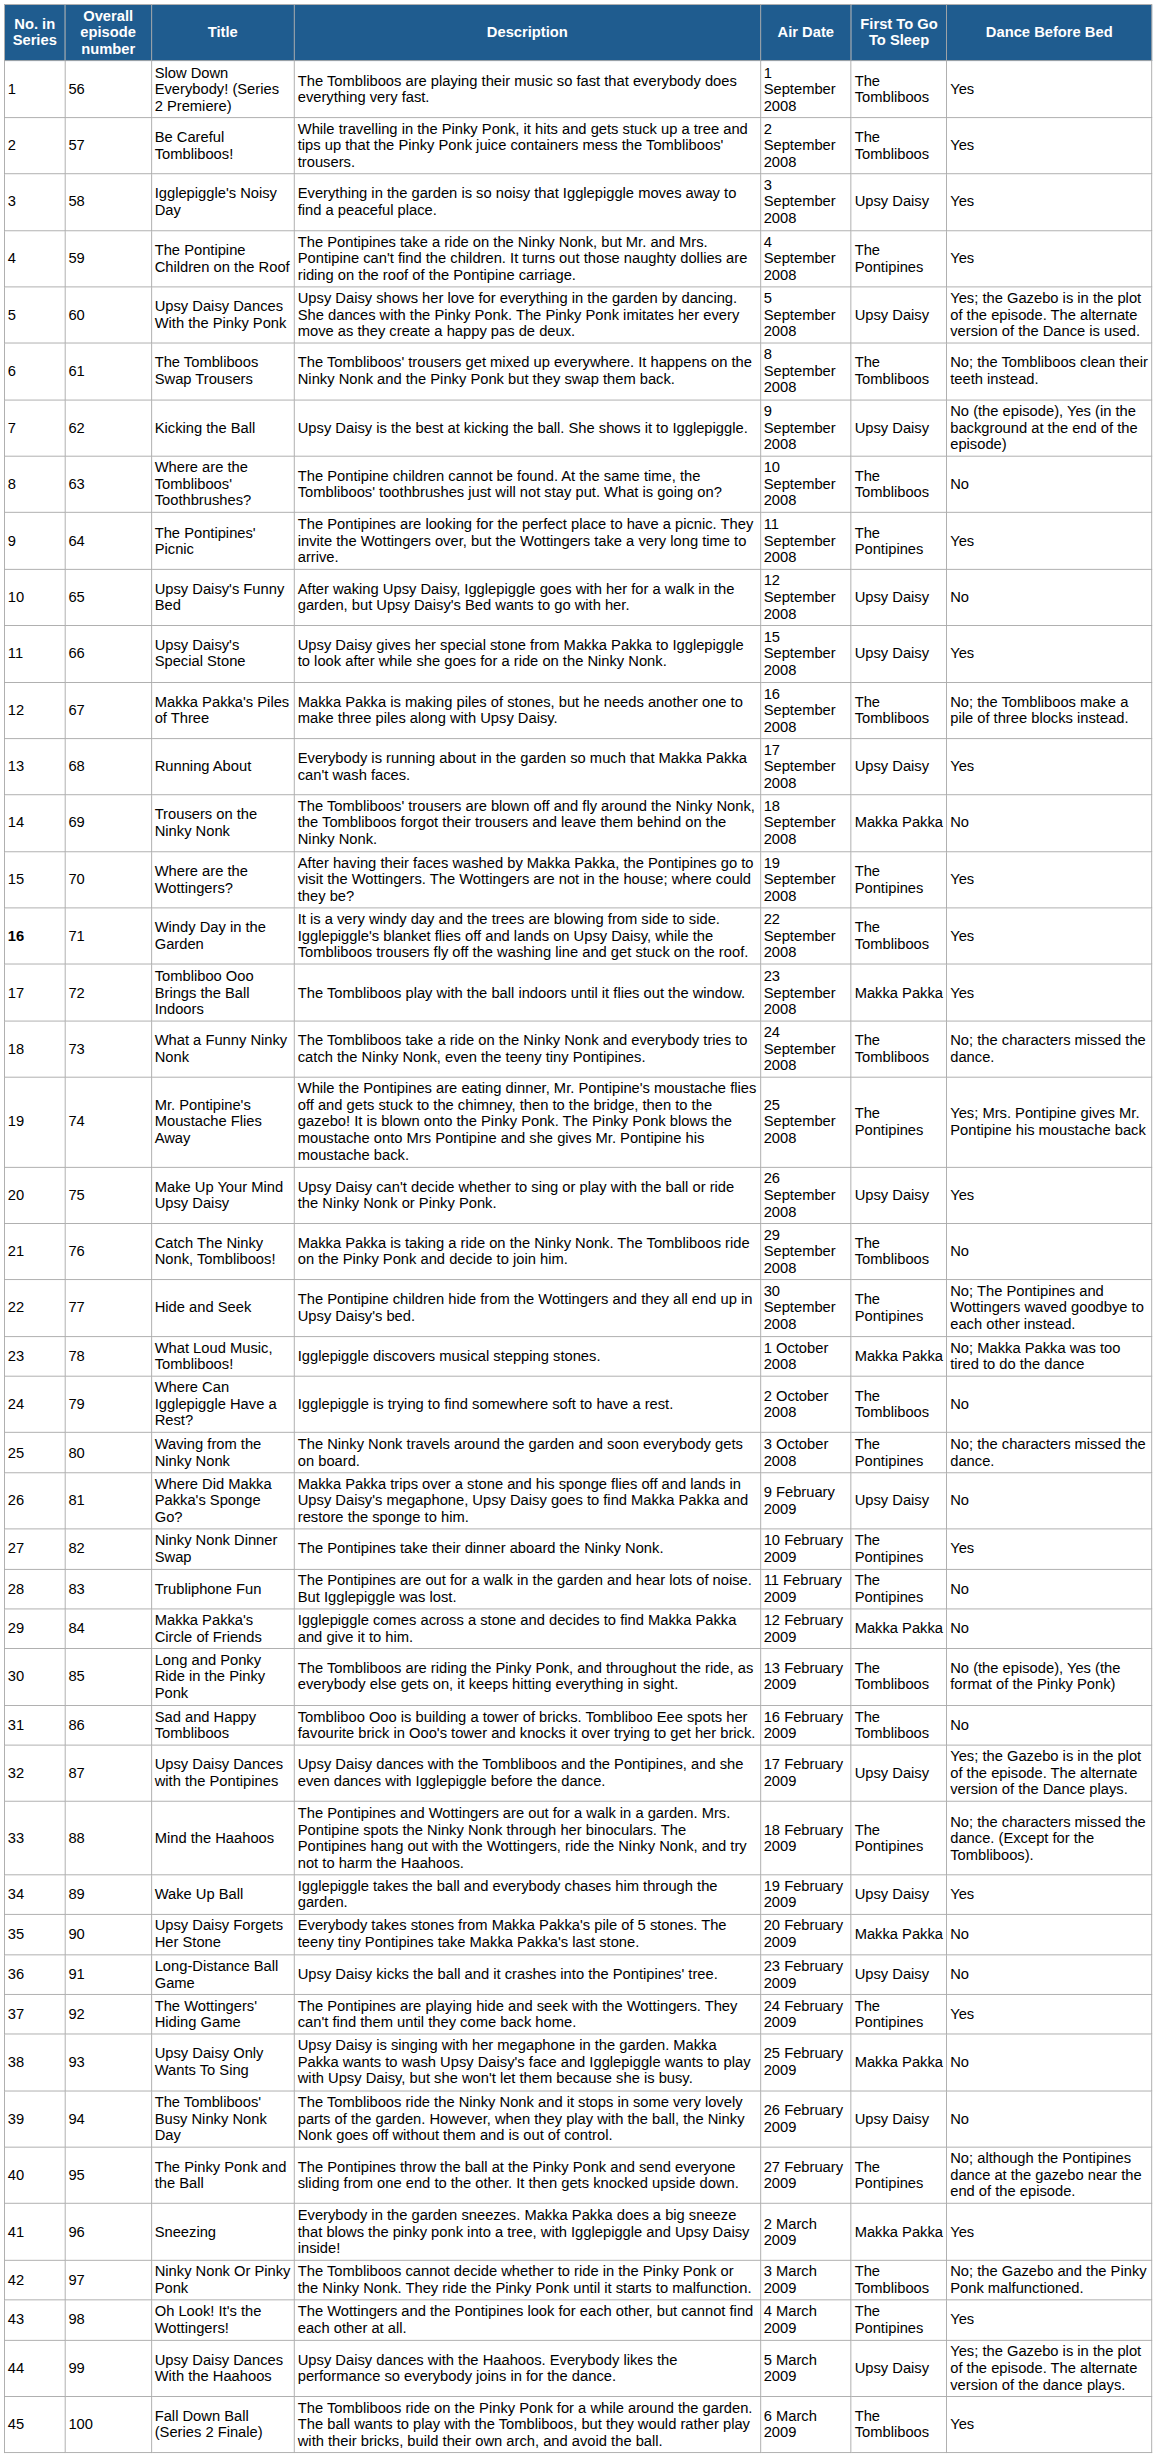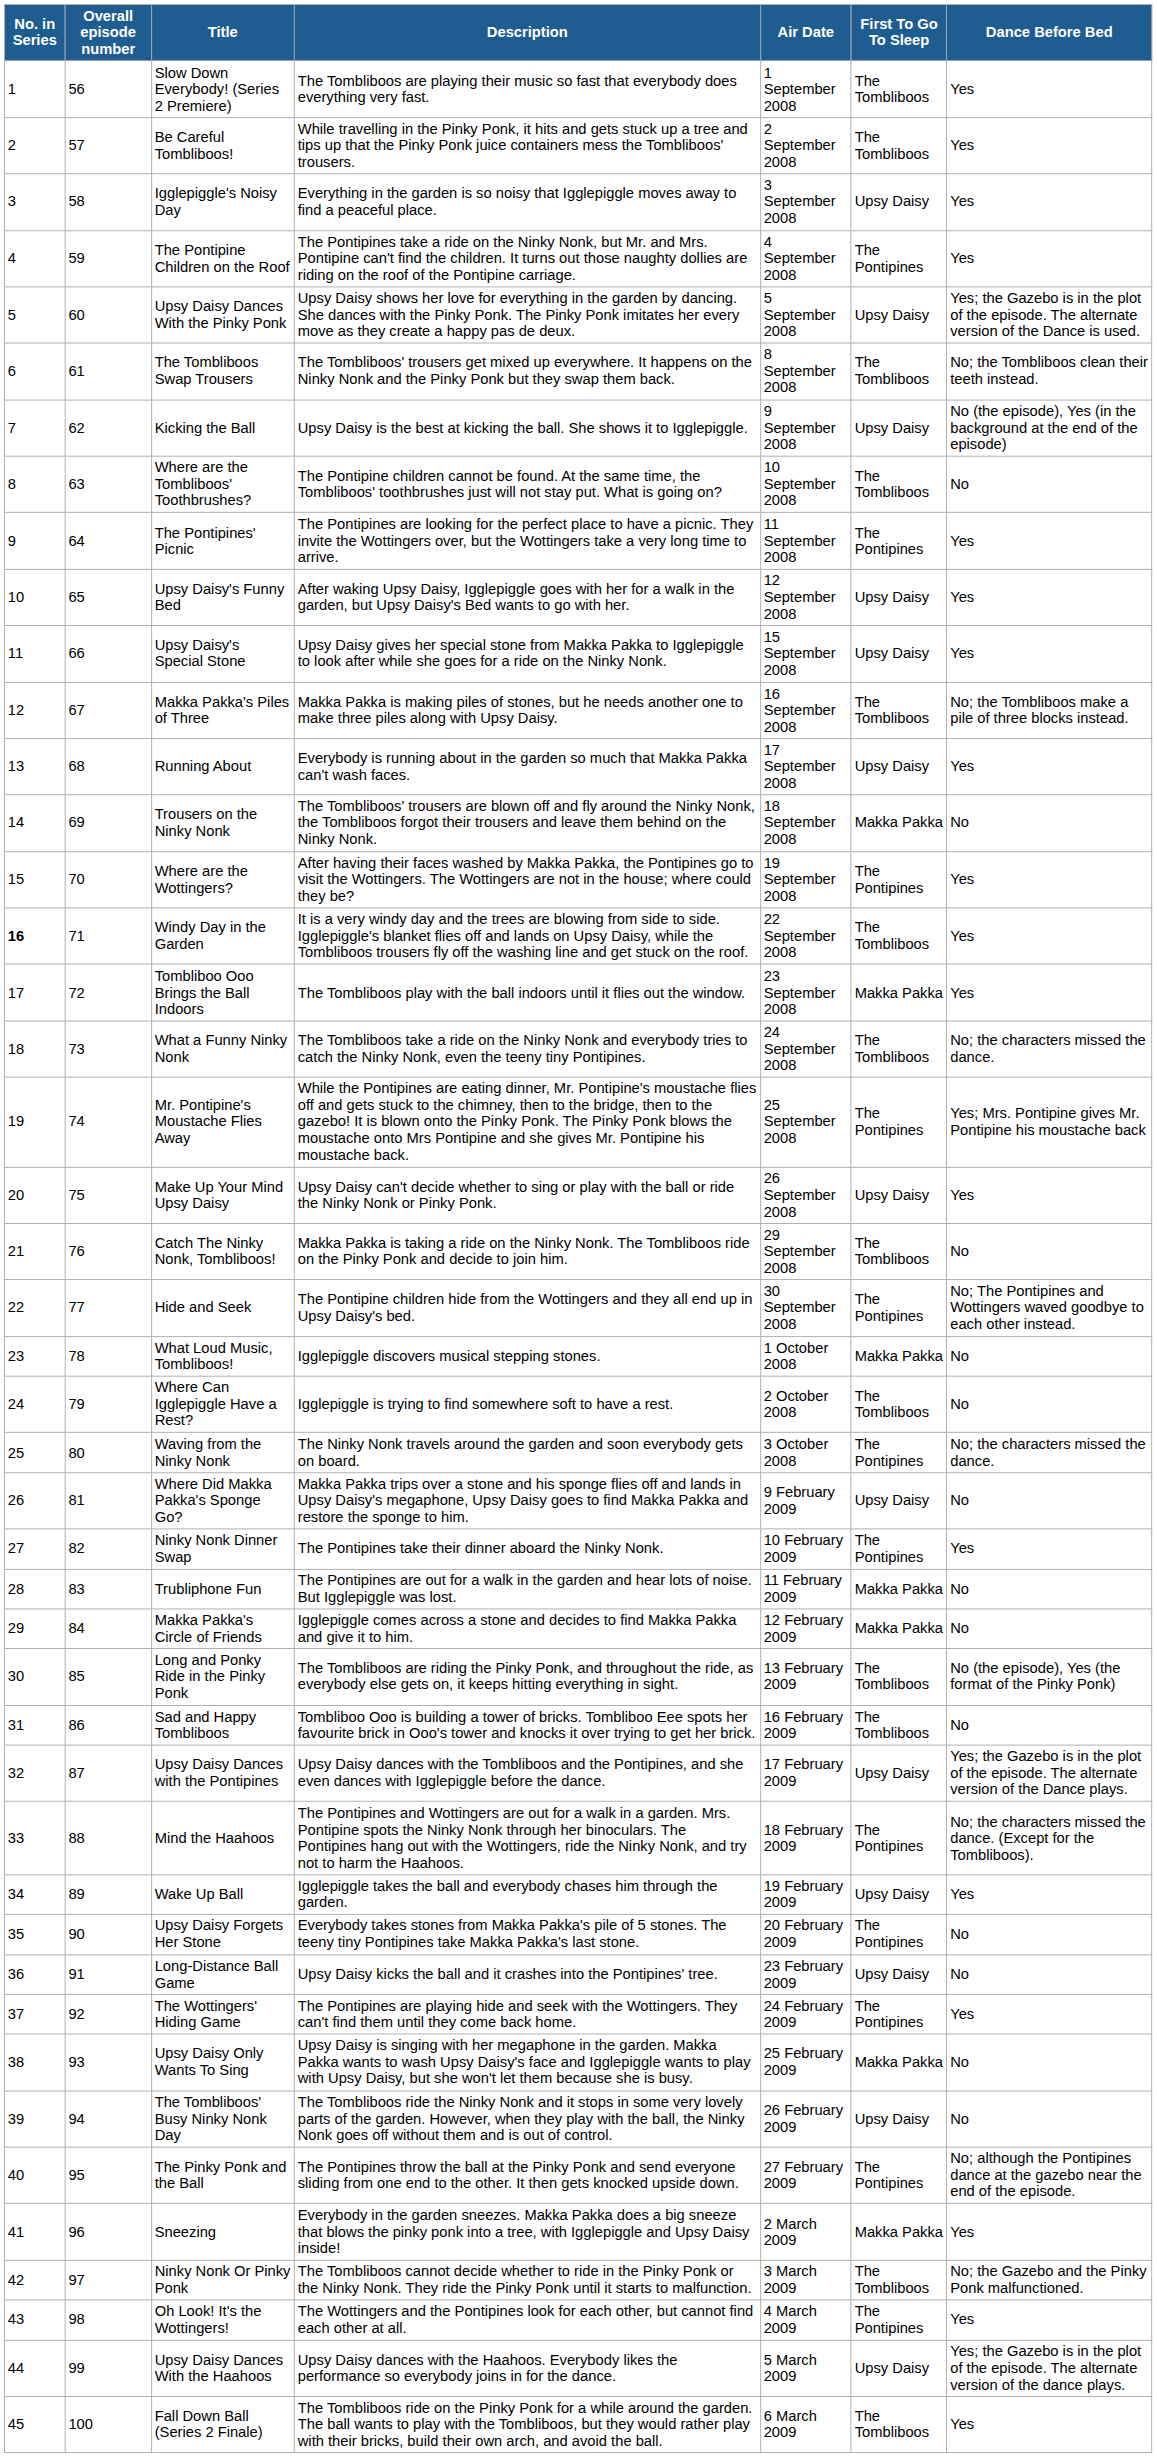(960, 597) No -> (962, 597) Yes
(1035, 1356) No; Makka Pakka was too tired to do the dance -> (960, 1356) No
(889, 1588) The Pontipines -> (899, 1588) Makka Pakka
(899, 1934) Makka Pakka -> (889, 1934) The Pontipines
